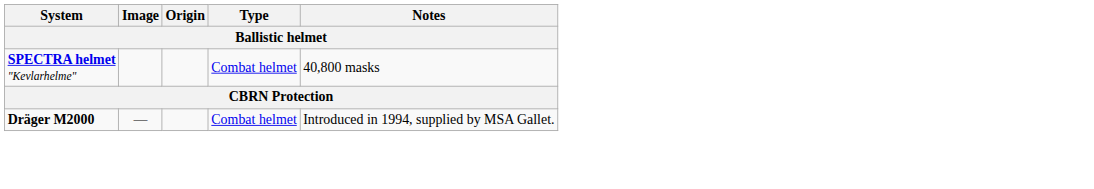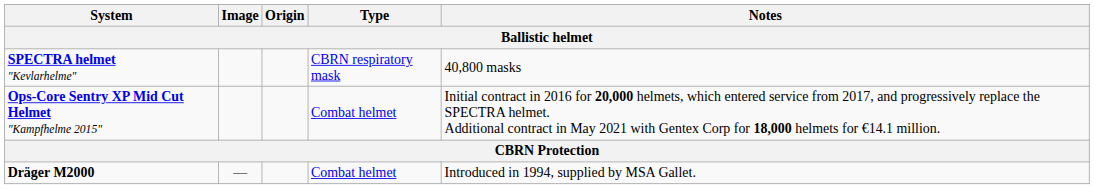(254, 67) Combat helmet -> (362, 67) CBRN respiratory mask
+ row: (96, 113)
